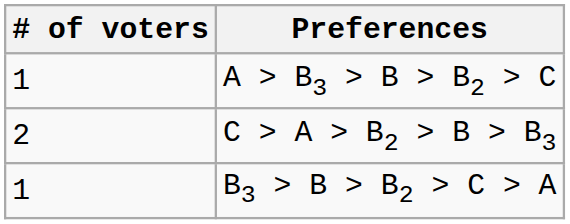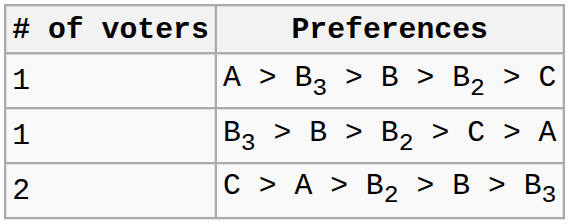rows swapped: (390, 190) <-> (390, 135)
